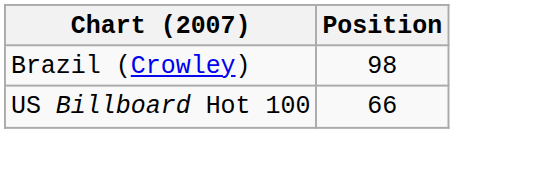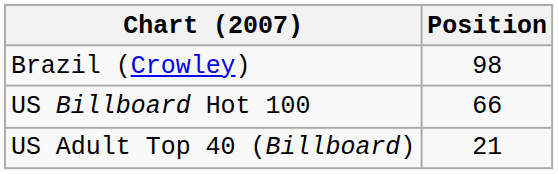+ row: (213, 147)
